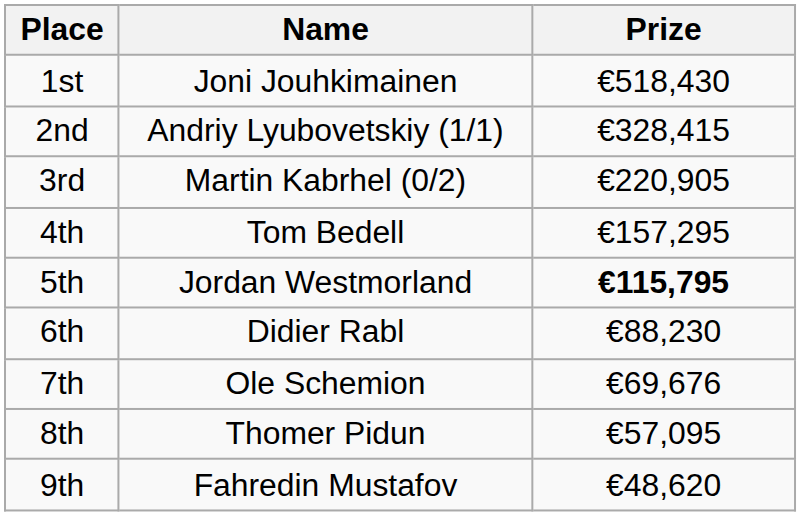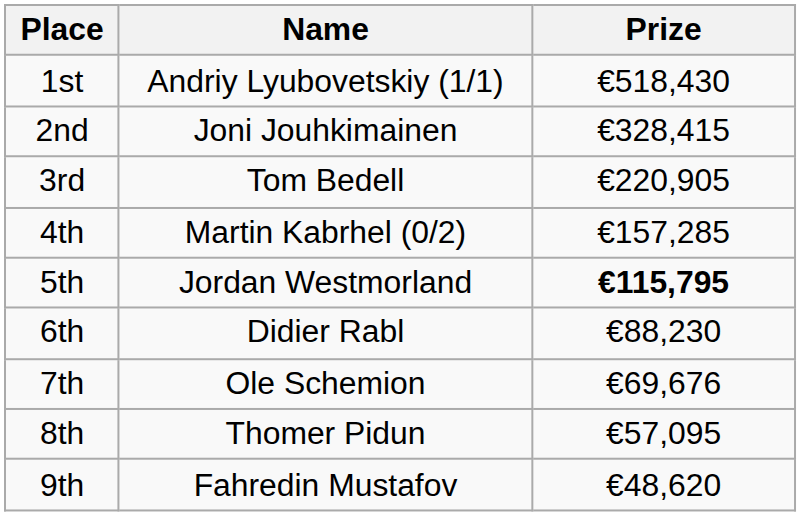(326, 80) Joni Jouhkimainen -> (325, 80) Andriy Lyubovetskiy (1/1)
(325, 130) Andriy Lyubovetskiy (1/1) -> (326, 130) Joni Jouhkimainen
(325, 181) Martin Kabrhel (0/2) -> (326, 181) Tom Bedell
(326, 231) Tom Bedell -> (325, 231) Martin Kabrhel (0/2)
(664, 231) €157,295 -> (664, 231) €157,285
